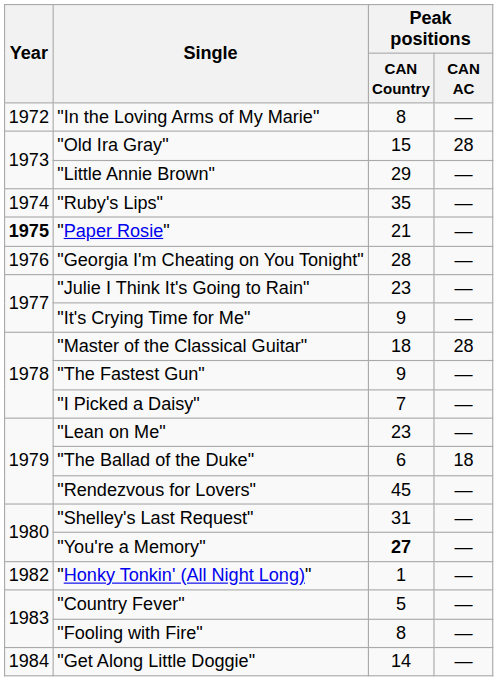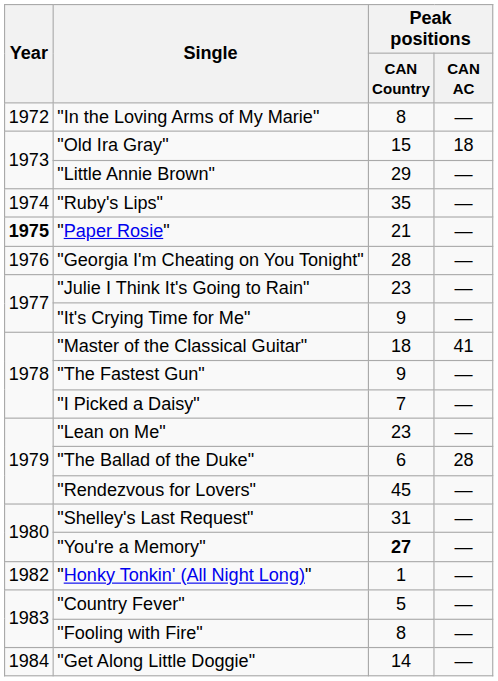(464, 145) 28 -> (464, 145) 18
(464, 346) 28 -> (464, 346) 41
(464, 460) 18 -> (464, 460) 28
